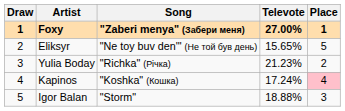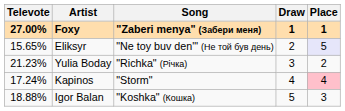columns swapped: (20, 13) <-> (283, 13)
(324, 47) no background -> (324, 47) lavender background
(139, 81) "Koshka" (Кошка) -> (134, 81) "Storm"
(118, 98) "Storm" -> (156, 98) "Koshka" (Кошка)
